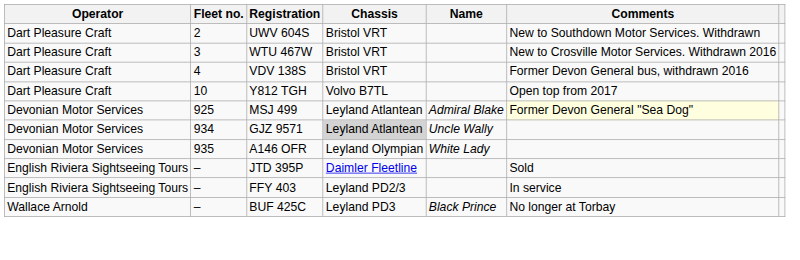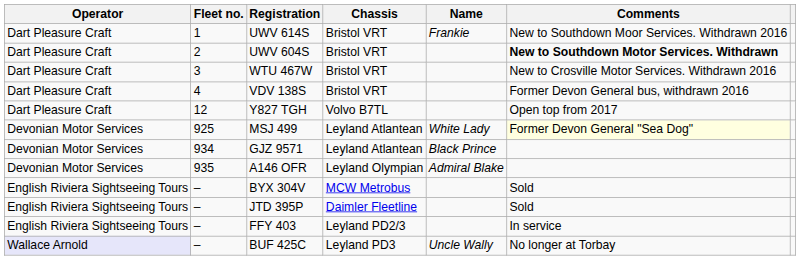+ row: (279, 33)
(635, 33) normal -> (644, 52) bold
- row: (278, 91)
+ row: (278, 110)
(466, 110) Admiral Blake -> (459, 129) White Lady
(374, 129) lightgrey background -> (374, 149) no background
(461, 129) Uncle Wally -> (463, 149) Black Prince
(459, 149) White Lady -> (466, 168) Admiral Blake
+ row: (277, 187)
(48, 206) no background -> (48, 245) lavender background
(463, 206) Black Prince -> (461, 245) Uncle Wally
